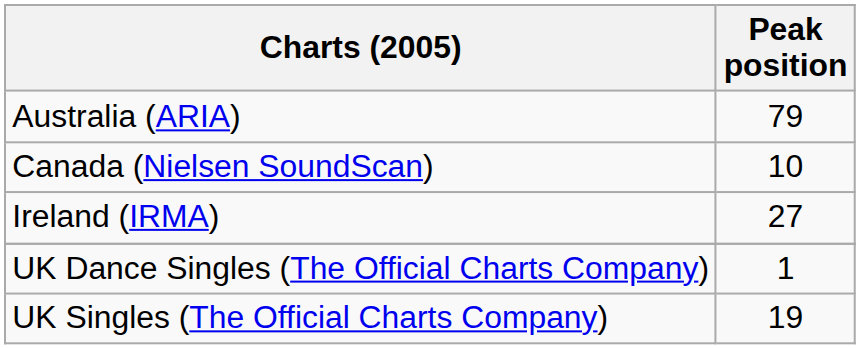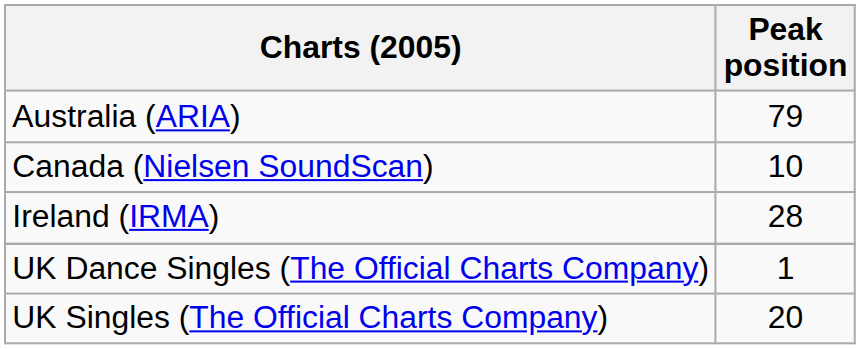(786, 217) 27 -> (786, 217) 28
(786, 318) 19 -> (786, 318) 20
